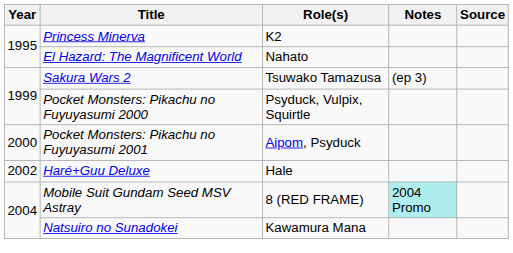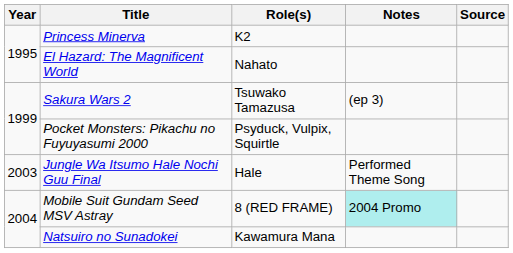- row: (129, 142)
- row: (96, 171)
+ row: (130, 172)
